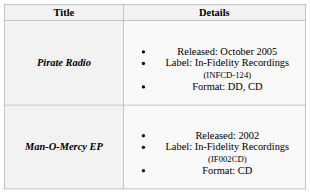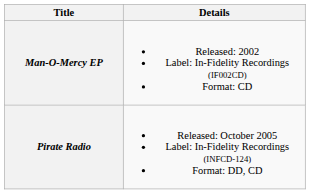rows swapped: (64, 147) <-> (64, 63)
